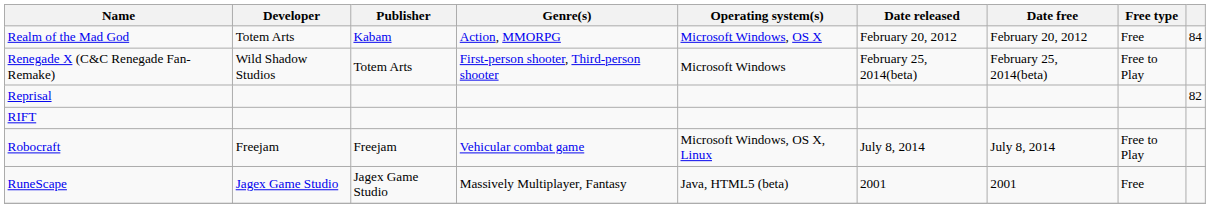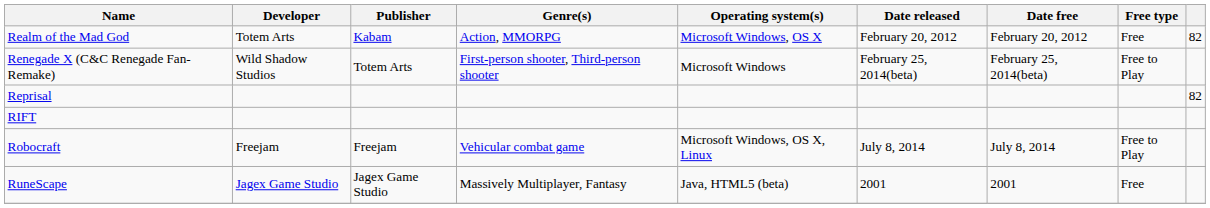(1195, 36) 84 -> (1195, 36) 82
